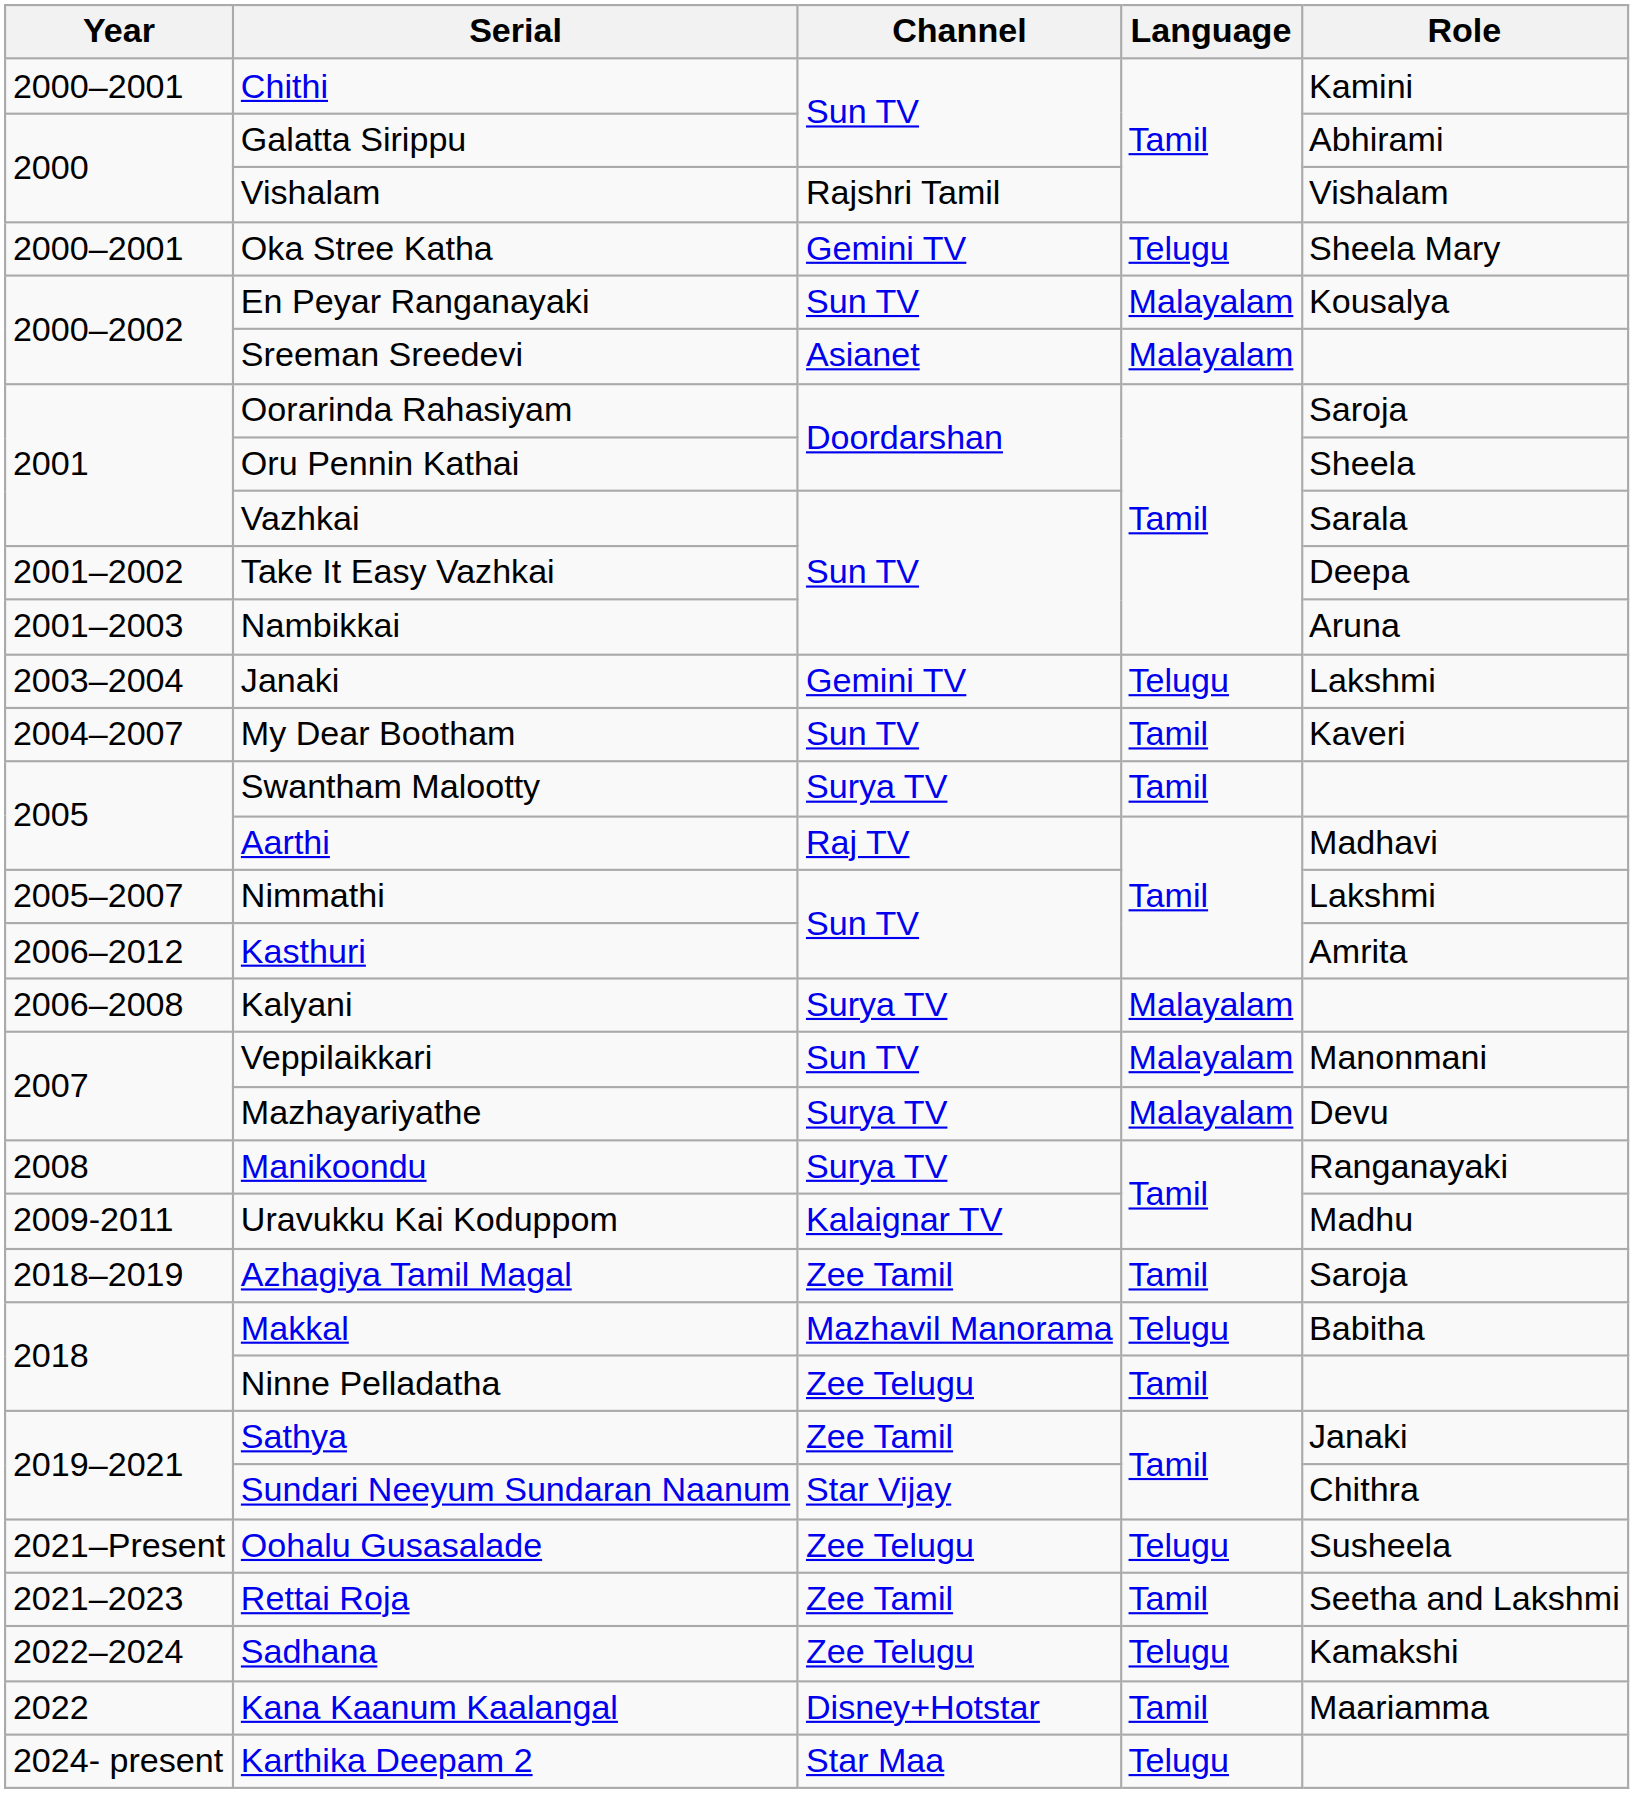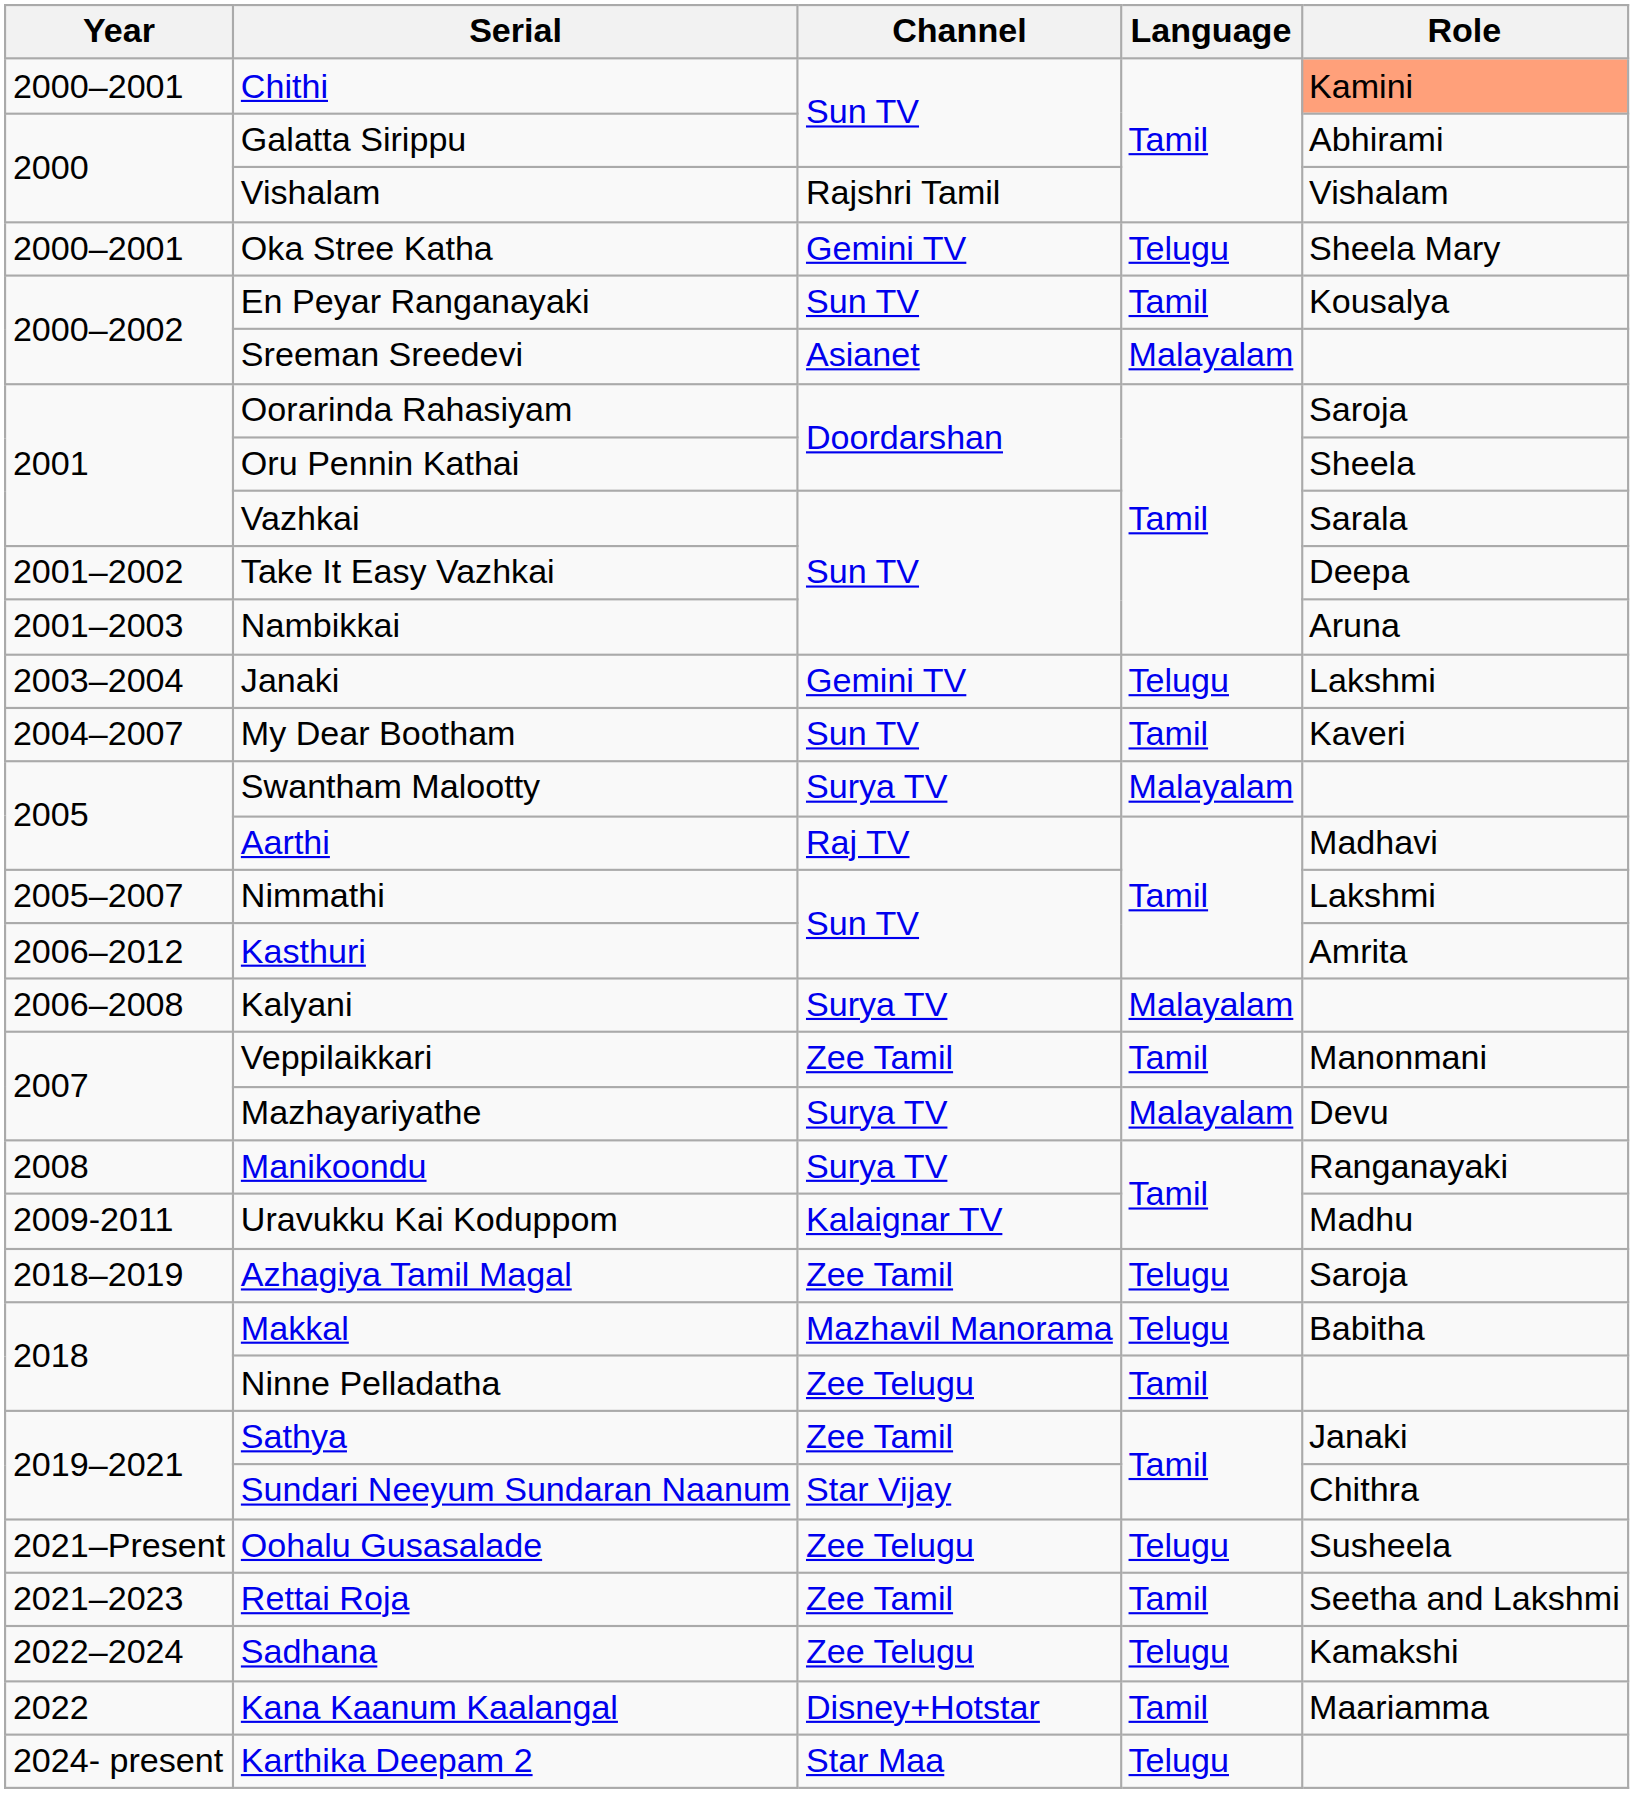(1361, 85) no background -> (1361, 85) lightsalmon background
(1211, 301) Malayalam -> (1168, 301) Tamil
(1168, 788) Tamil -> (1211, 788) Malayalam
(863, 1058) Sun TV -> (880, 1058) Zee Tamil
(1211, 1058) Malayalam -> (1168, 1058) Tamil
(1168, 1274) Tamil -> (1179, 1274) Telugu
